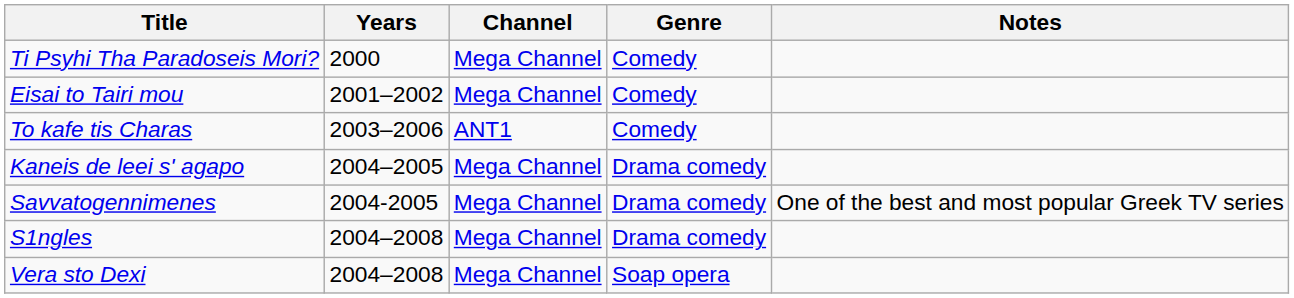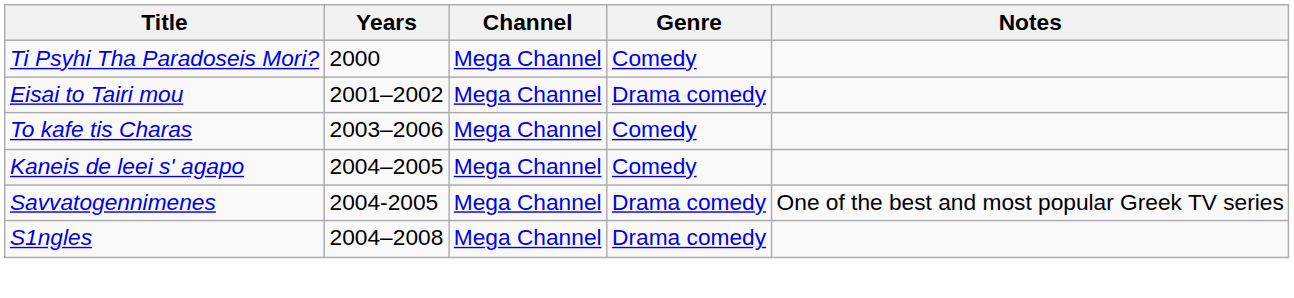(654, 94) Comedy -> (689, 94) Drama comedy
(483, 130) ANT1 -> (528, 130) Mega Channel
(689, 166) Drama comedy -> (654, 166) Comedy
- row: (78, 274)
